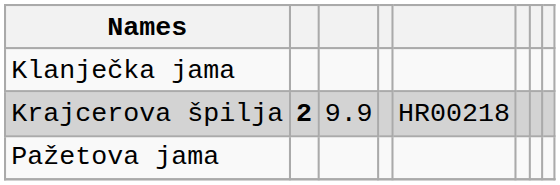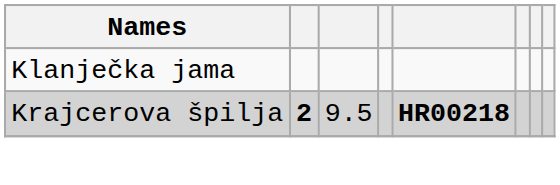(349, 114) 9.9 -> (349, 114) 9.5
(454, 114) normal -> (454, 114) bold
- row: (115, 157)
